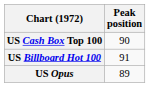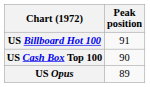rows swapped: (54, 57) <-> (54, 40)
